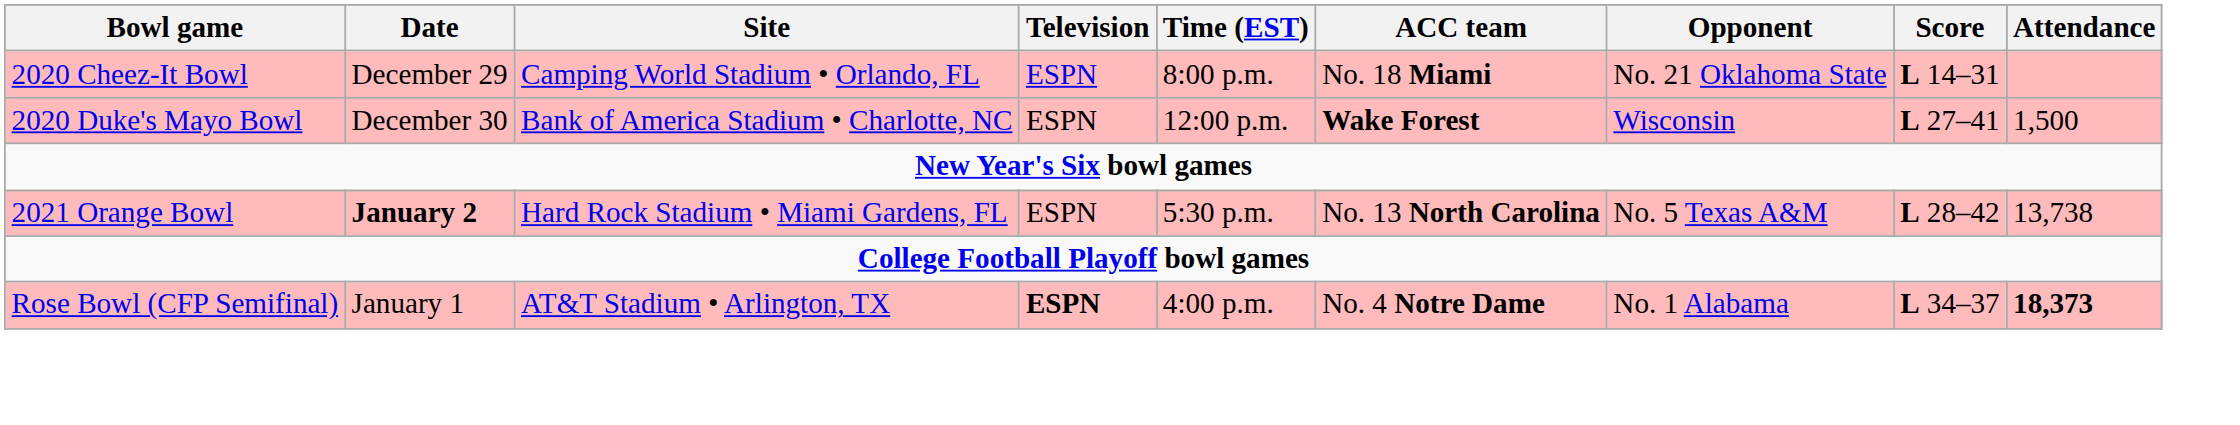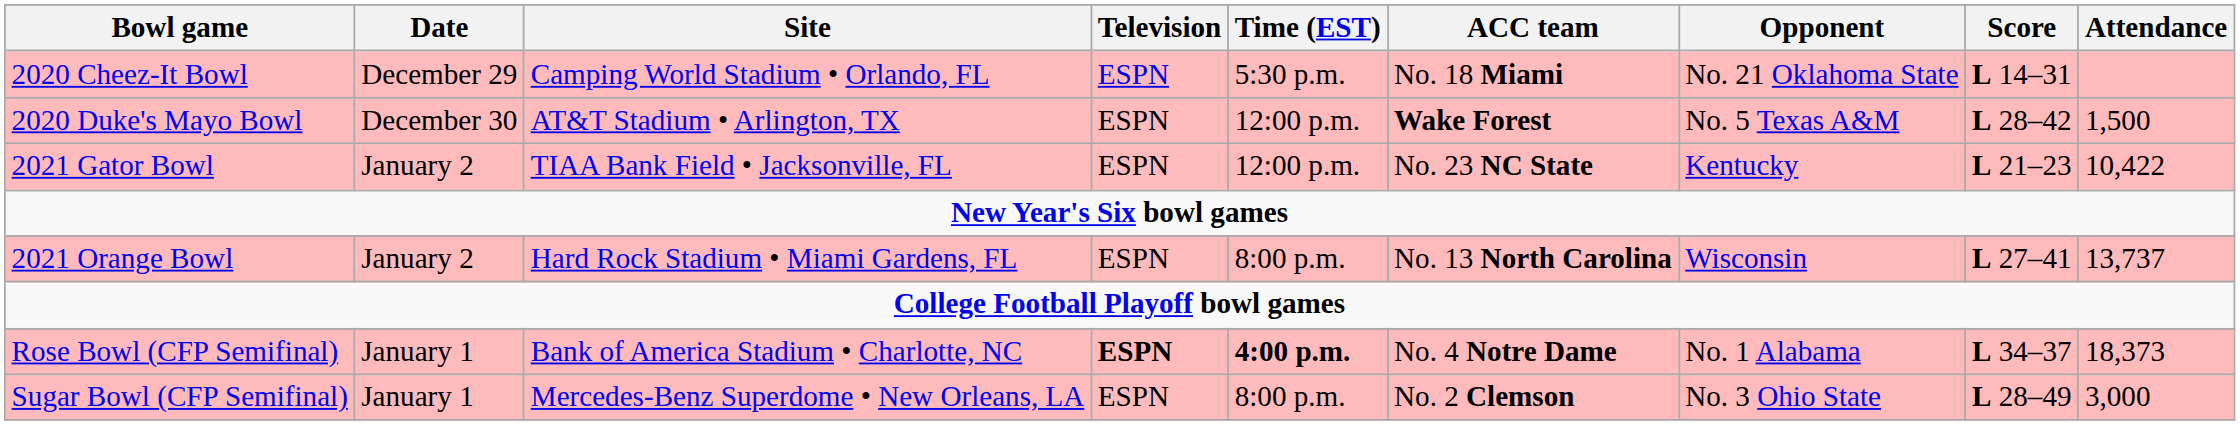(1218, 73) 8:00 p.m. -> (1290, 73) 5:30 p.m.
(767, 119) Bank of America Stadium • Charlotte, NC -> (715, 119) AT&T Stadium • Arlington, TX
(1674, 119) Wisconsin -> (1792, 119) No. 5 Texas A&M
(1950, 119) L 27–41 -> (2022, 119) L 28–42
+ row: (113, 166)
(414, 212) bold -> (417, 258) normal
(1218, 212) 5:30 p.m. -> (1290, 258) 8:00 p.m.
(1720, 212) No. 5 Texas A&M -> (1746, 258) Wisconsin
(1950, 212) L 28–42 -> (2022, 258) L 27–41
(2053, 212) 13,738 -> (2125, 258) 13,737
(706, 304) AT&T Stadium • Arlington, TX -> (776, 350) Bank of America Stadium • Charlotte, NC
(1218, 304) normal -> (1293, 350) bold
(2053, 304) bold -> (2125, 350) normal
+ row: (180, 397)
